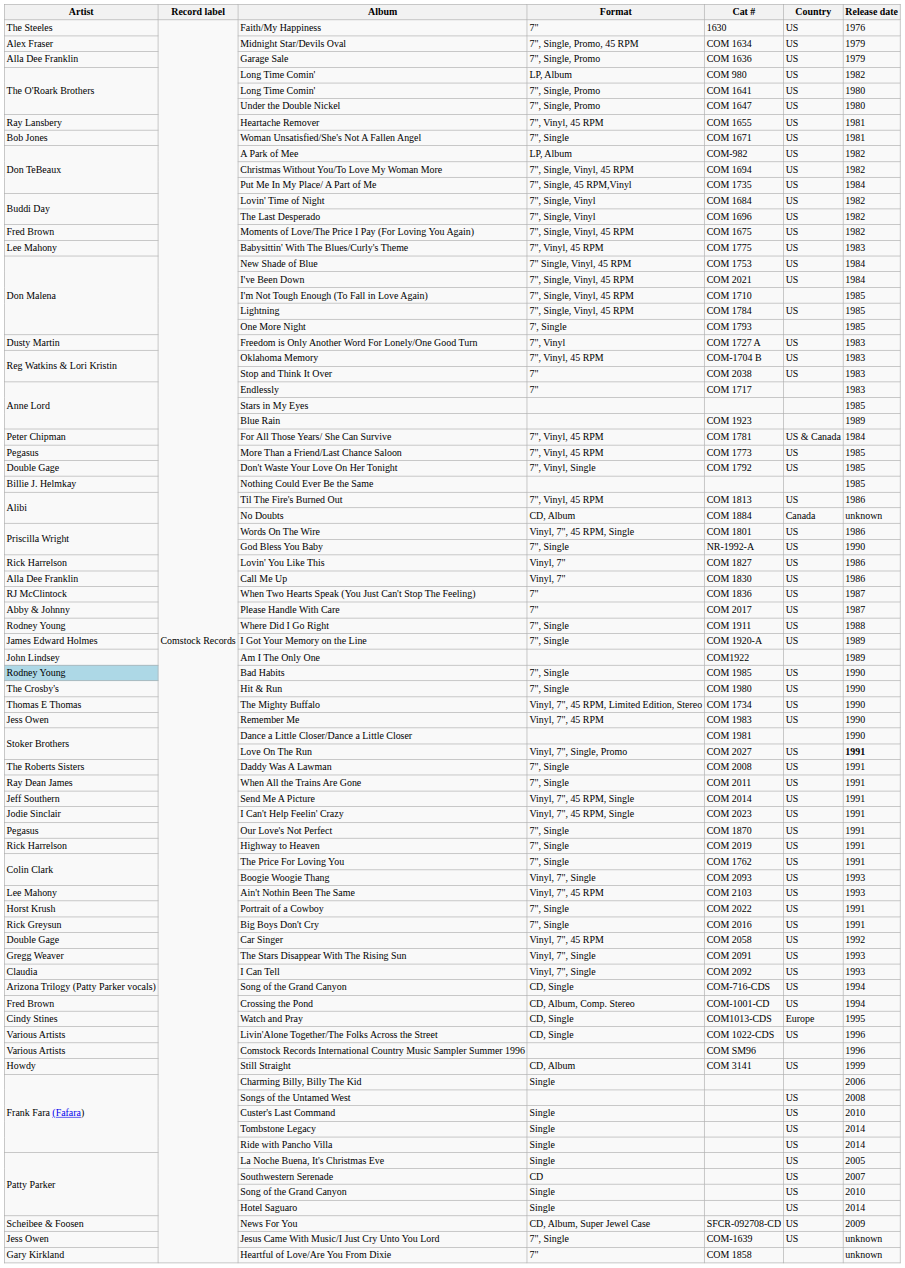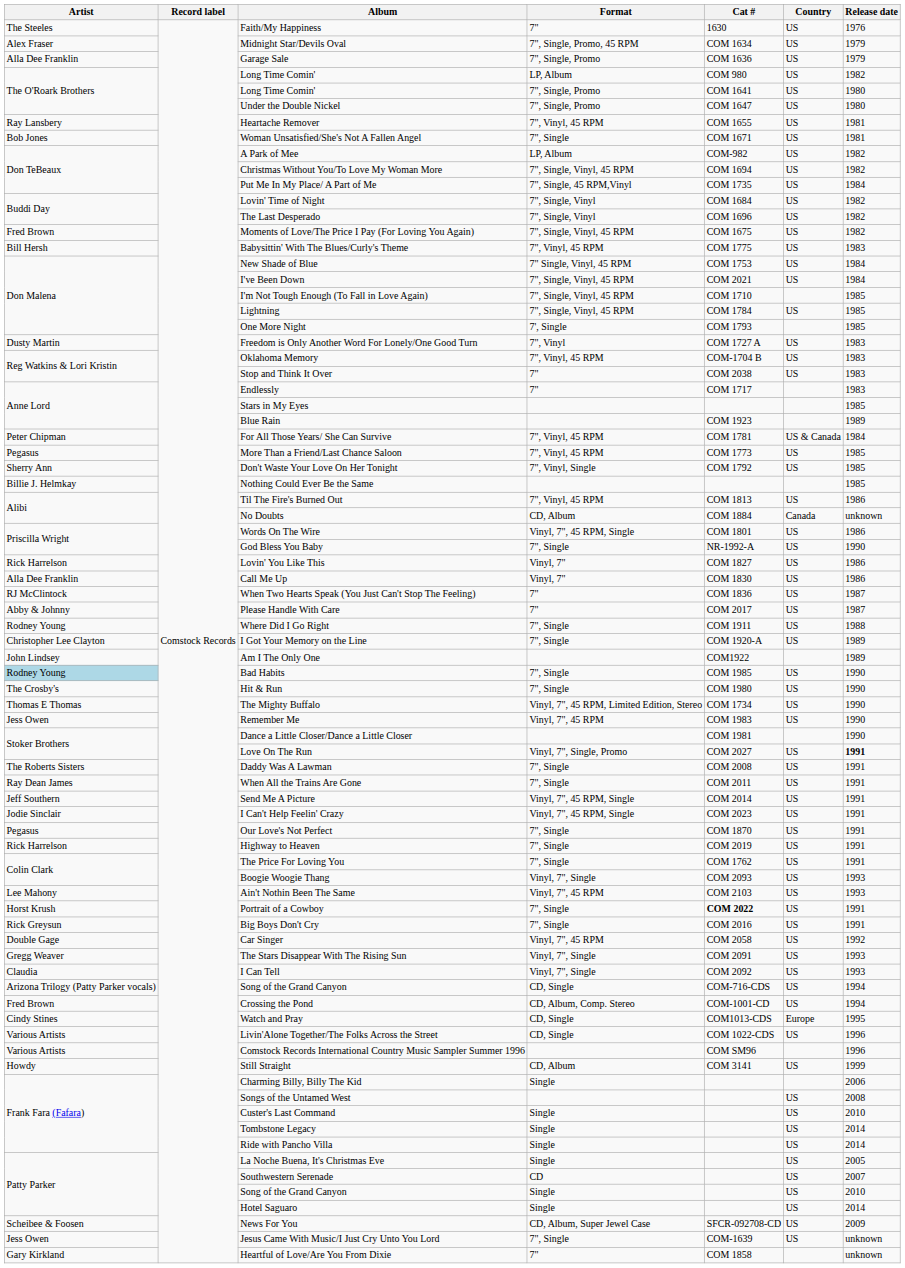(32, 248) Lee Mahony -> (27, 248) Bill Hersh
(33, 468) Double Gage -> (29, 468) Sherry Ann
(52, 641) James Edward Holmes -> (56, 641) Christopher Lee Clayton
(729, 909) normal -> (730, 909) bold
